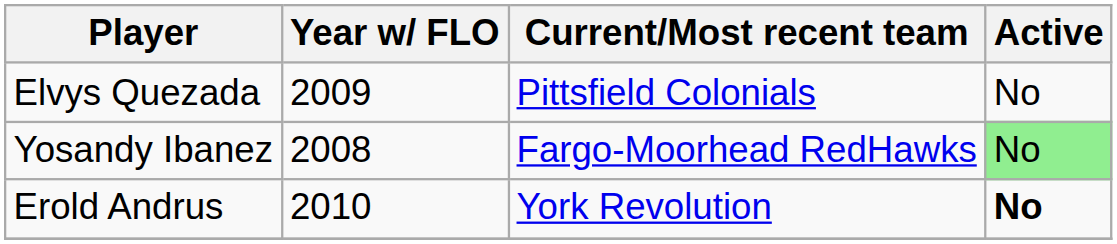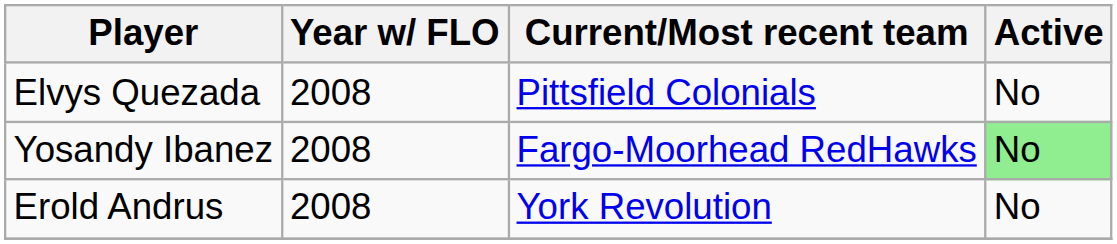(331, 91) 2009 -> (331, 91) 2008
(331, 207) 2010 -> (331, 207) 2008
(1018, 207) bold -> (1017, 207) normal
